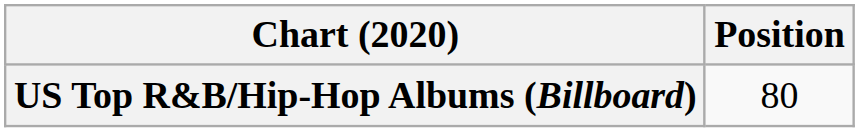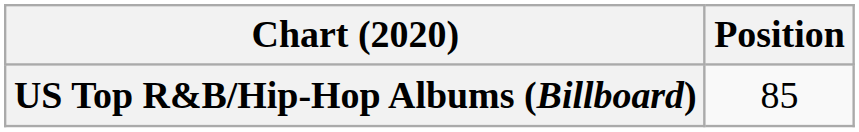(780, 94) 80 -> (780, 94) 85
